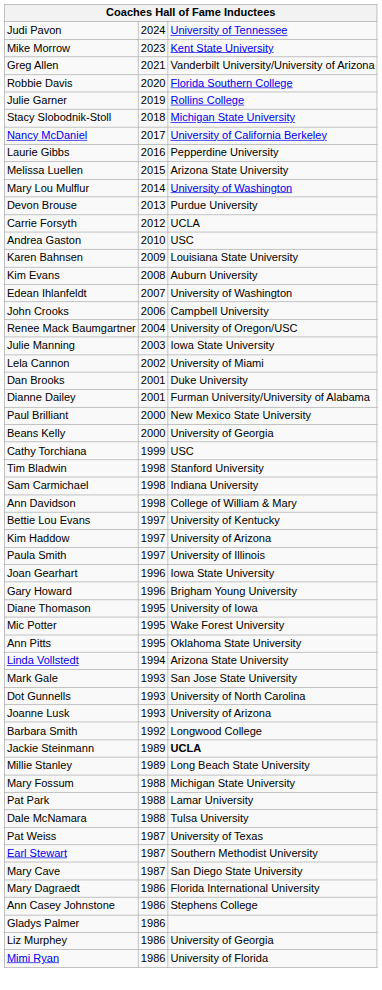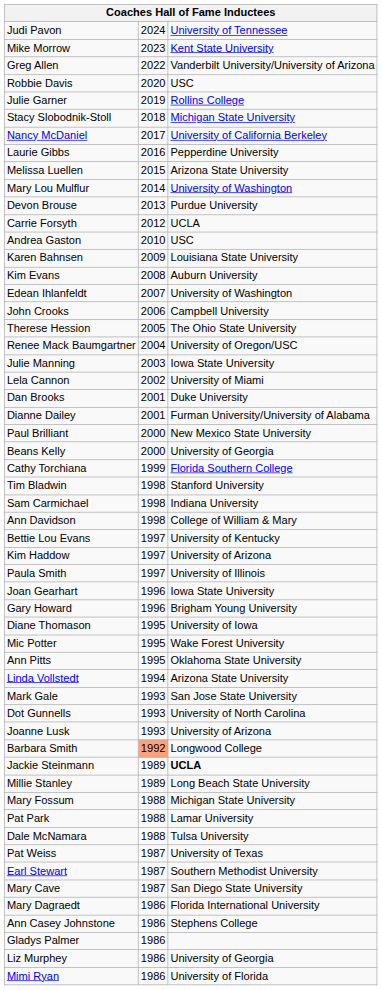(153, 65) 2021 -> (153, 65) 2022
(232, 83) Florida Southern College -> (182, 83) USC
+ row: (49, 328)
(182, 450) USC -> (232, 468) Florida Southern College
(153, 731) no background -> (153, 748) lightsalmon background
